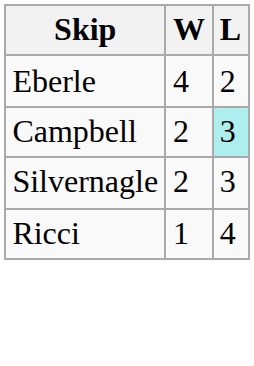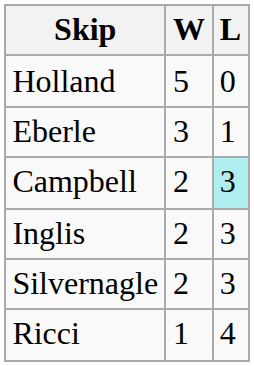+ row: (64, 80)
(181, 80) 4 -> (181, 131) 3
(228, 80) 2 -> (228, 131) 1
+ row: (49, 232)
